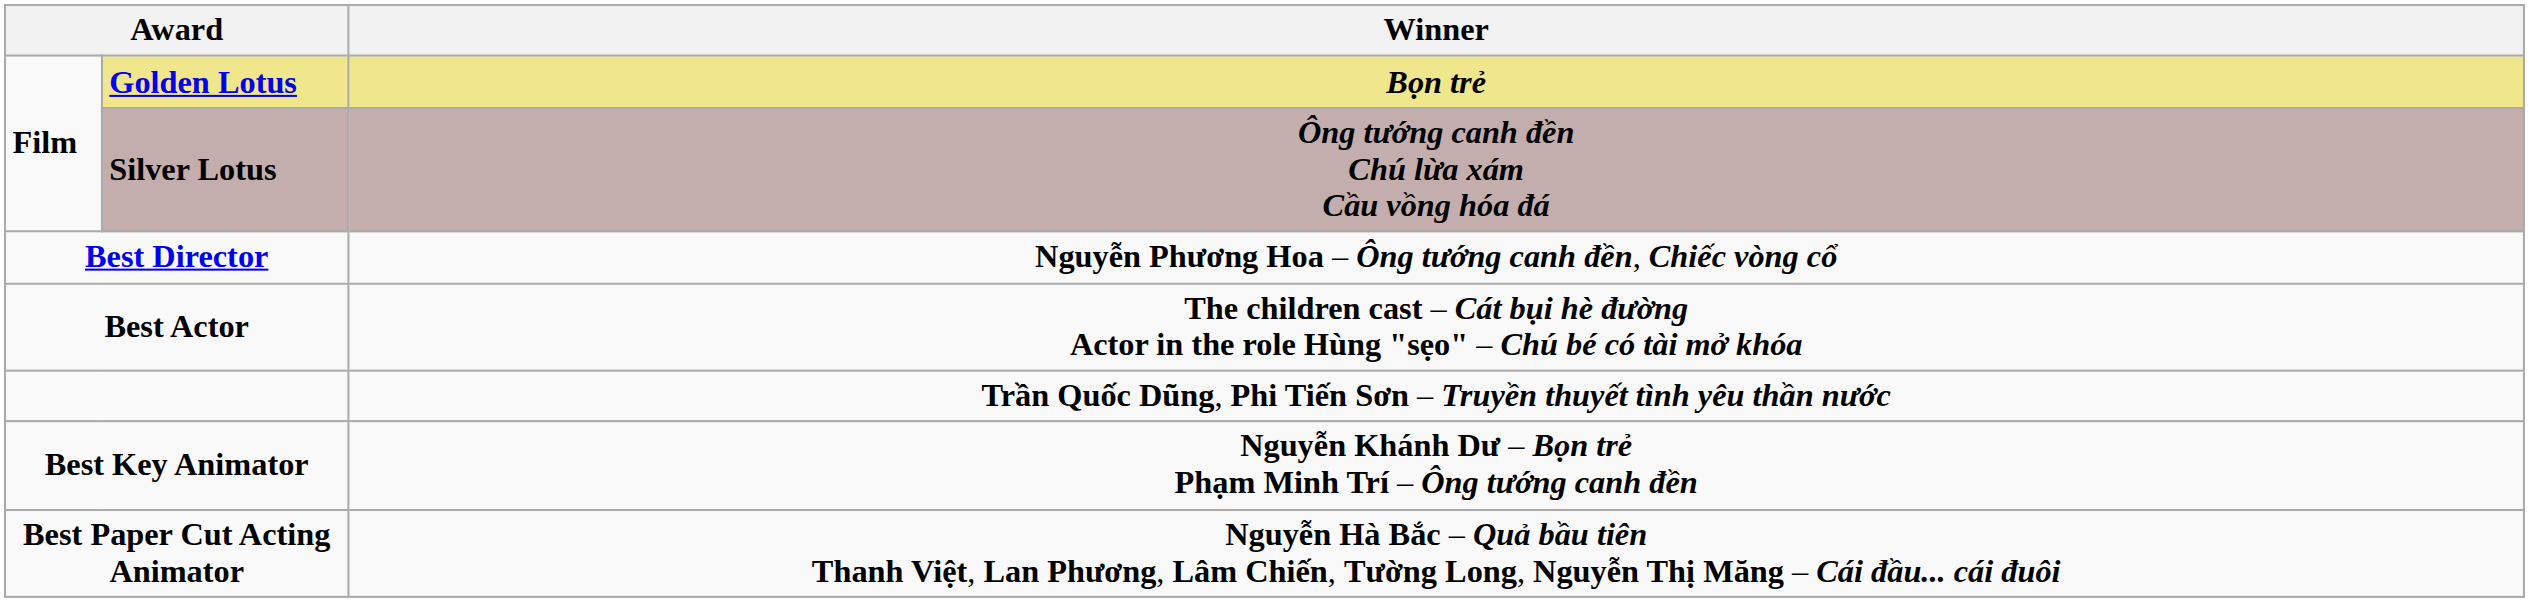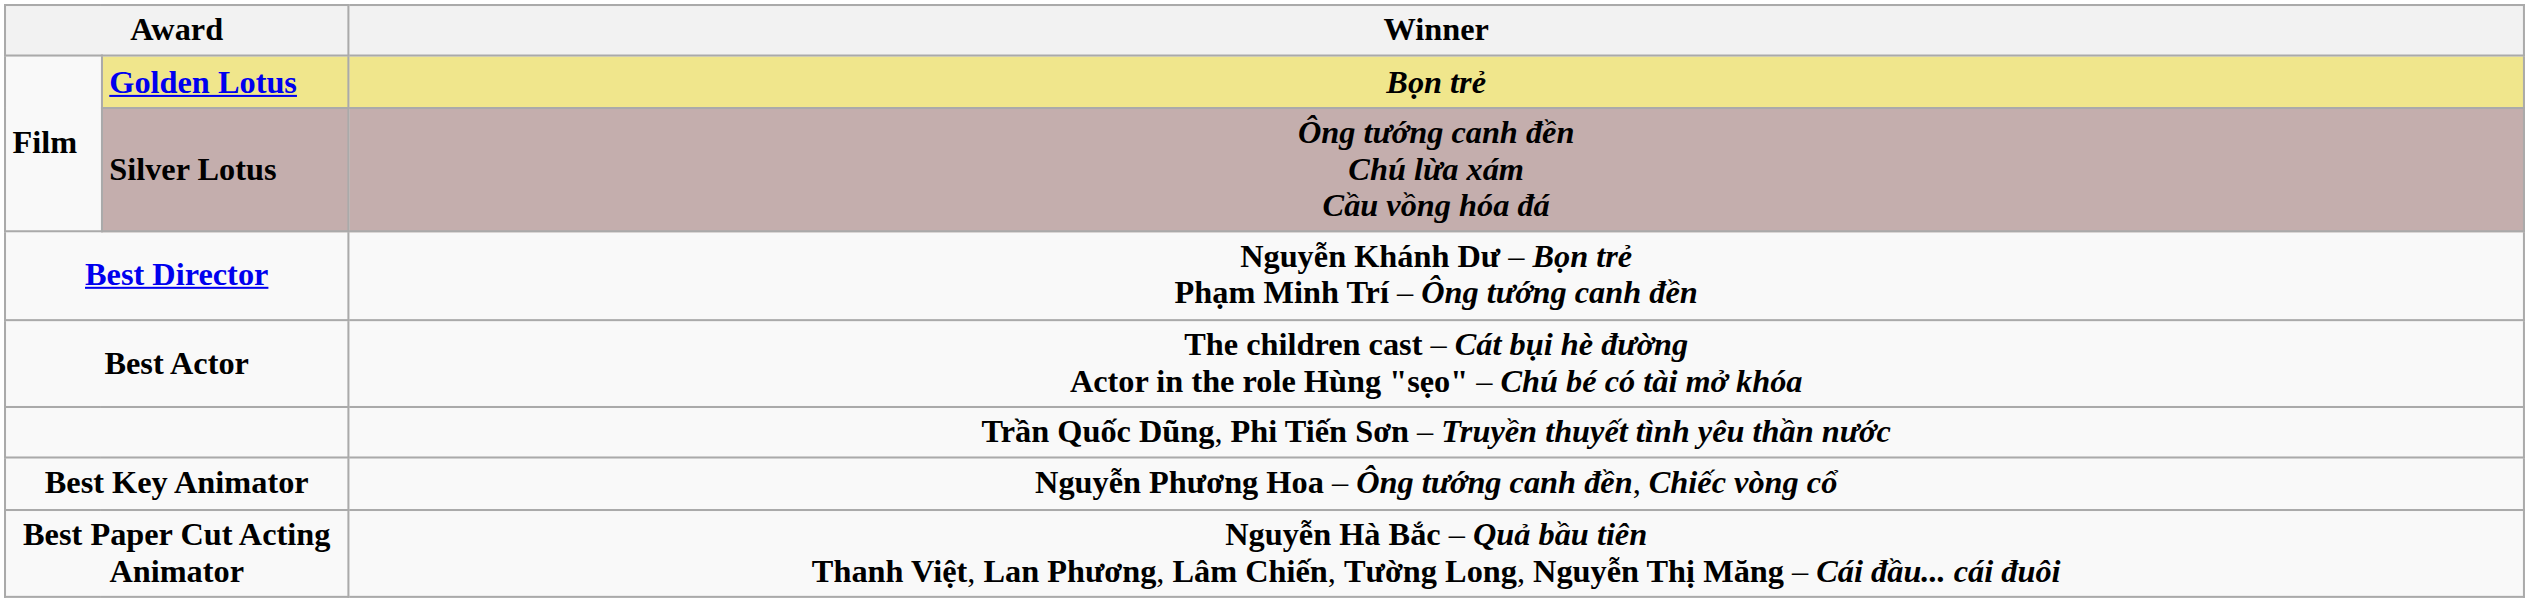(1436, 256) Nguyễn Phương Hoa – Ông tướng canh đền, Chiếc vòng cổ -> (1436, 274) Nguyễn Khánh Dư – Bọn trẻ Phạm Minh Trí – Ông tướng canh đền
(1436, 464) Nguyễn Khánh Dư – Bọn trẻ Phạm Minh Trí – Ông tướng canh đền -> (1436, 483) Nguyễn Phương Hoa – Ông tướng canh đền, Chiếc vòng cổ
